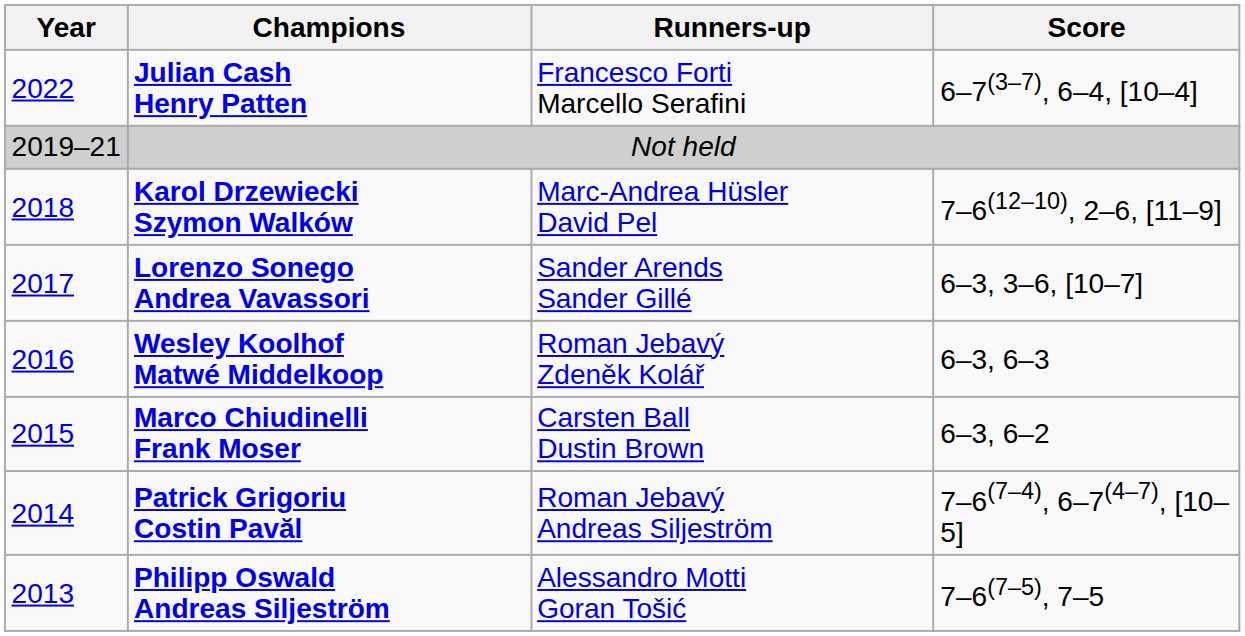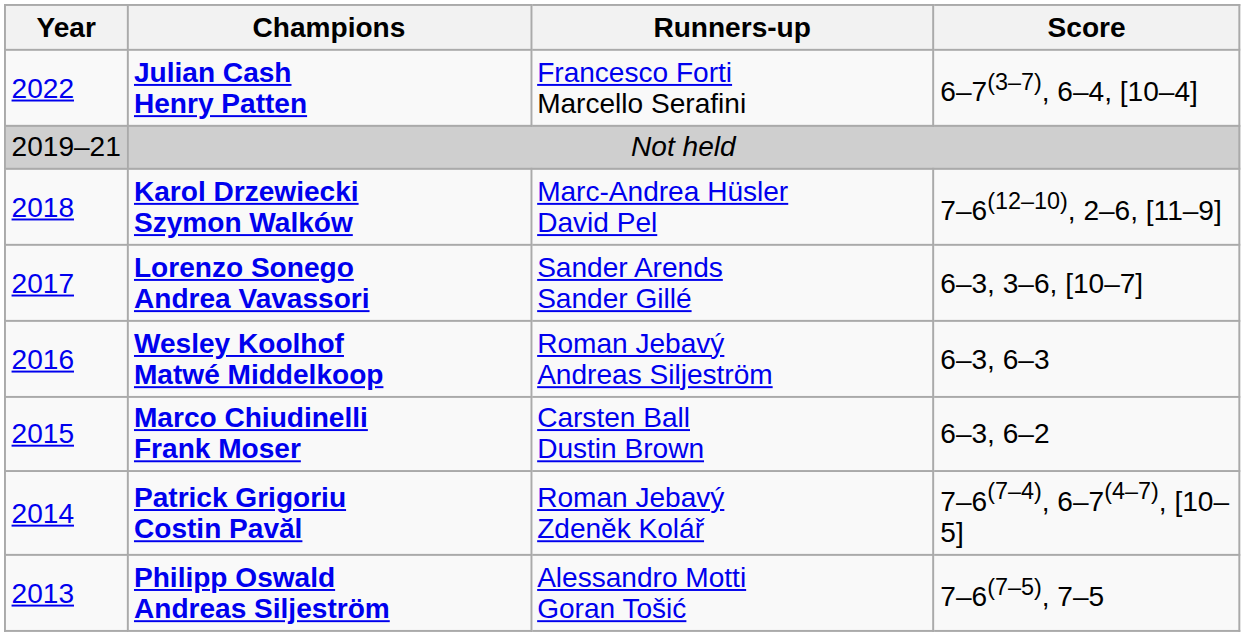(631, 359) Roman Jebavý Zdeněk Kolář -> (655, 359) Roman Jebavý Andreas Siljeström
(655, 513) Roman Jebavý Andreas Siljeström -> (631, 513) Roman Jebavý Zdeněk Kolář
